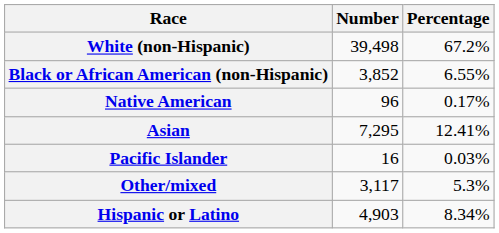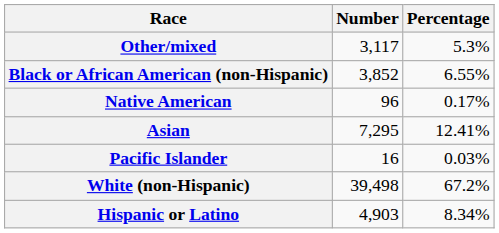rows swapped: (168, 46) <-> (168, 185)
